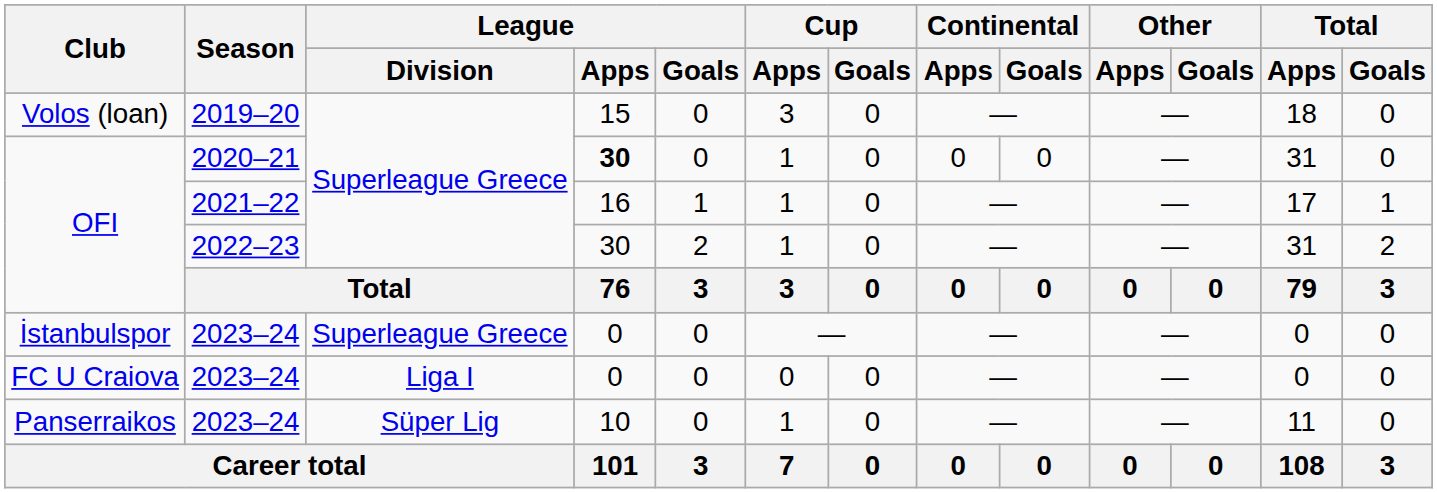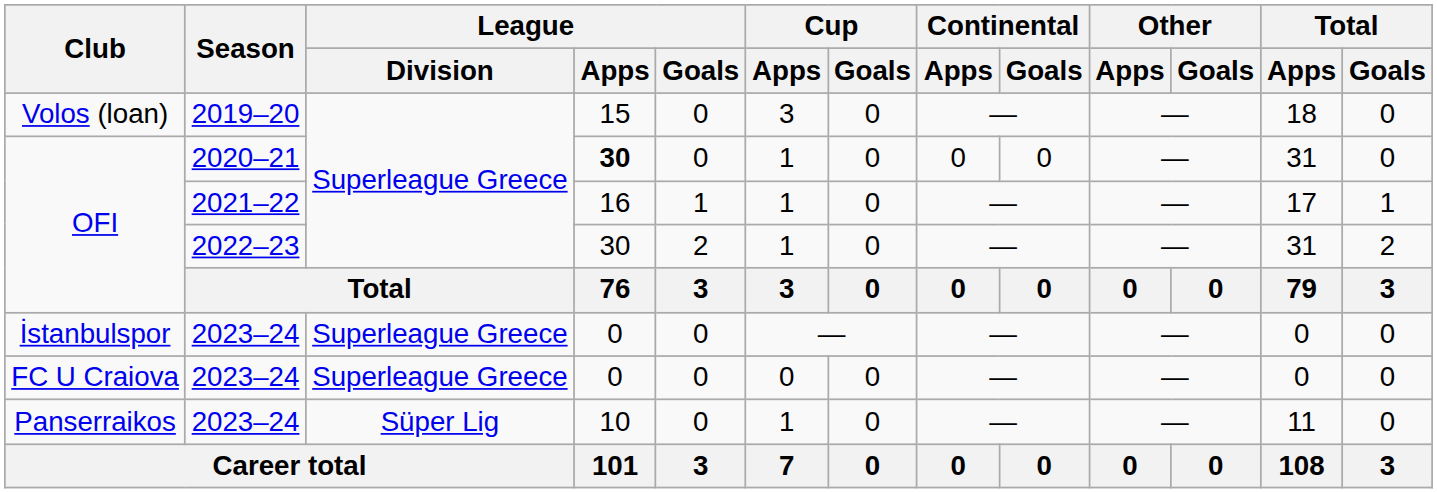(440, 377) Liga I -> (440, 377) Superleague Greece
